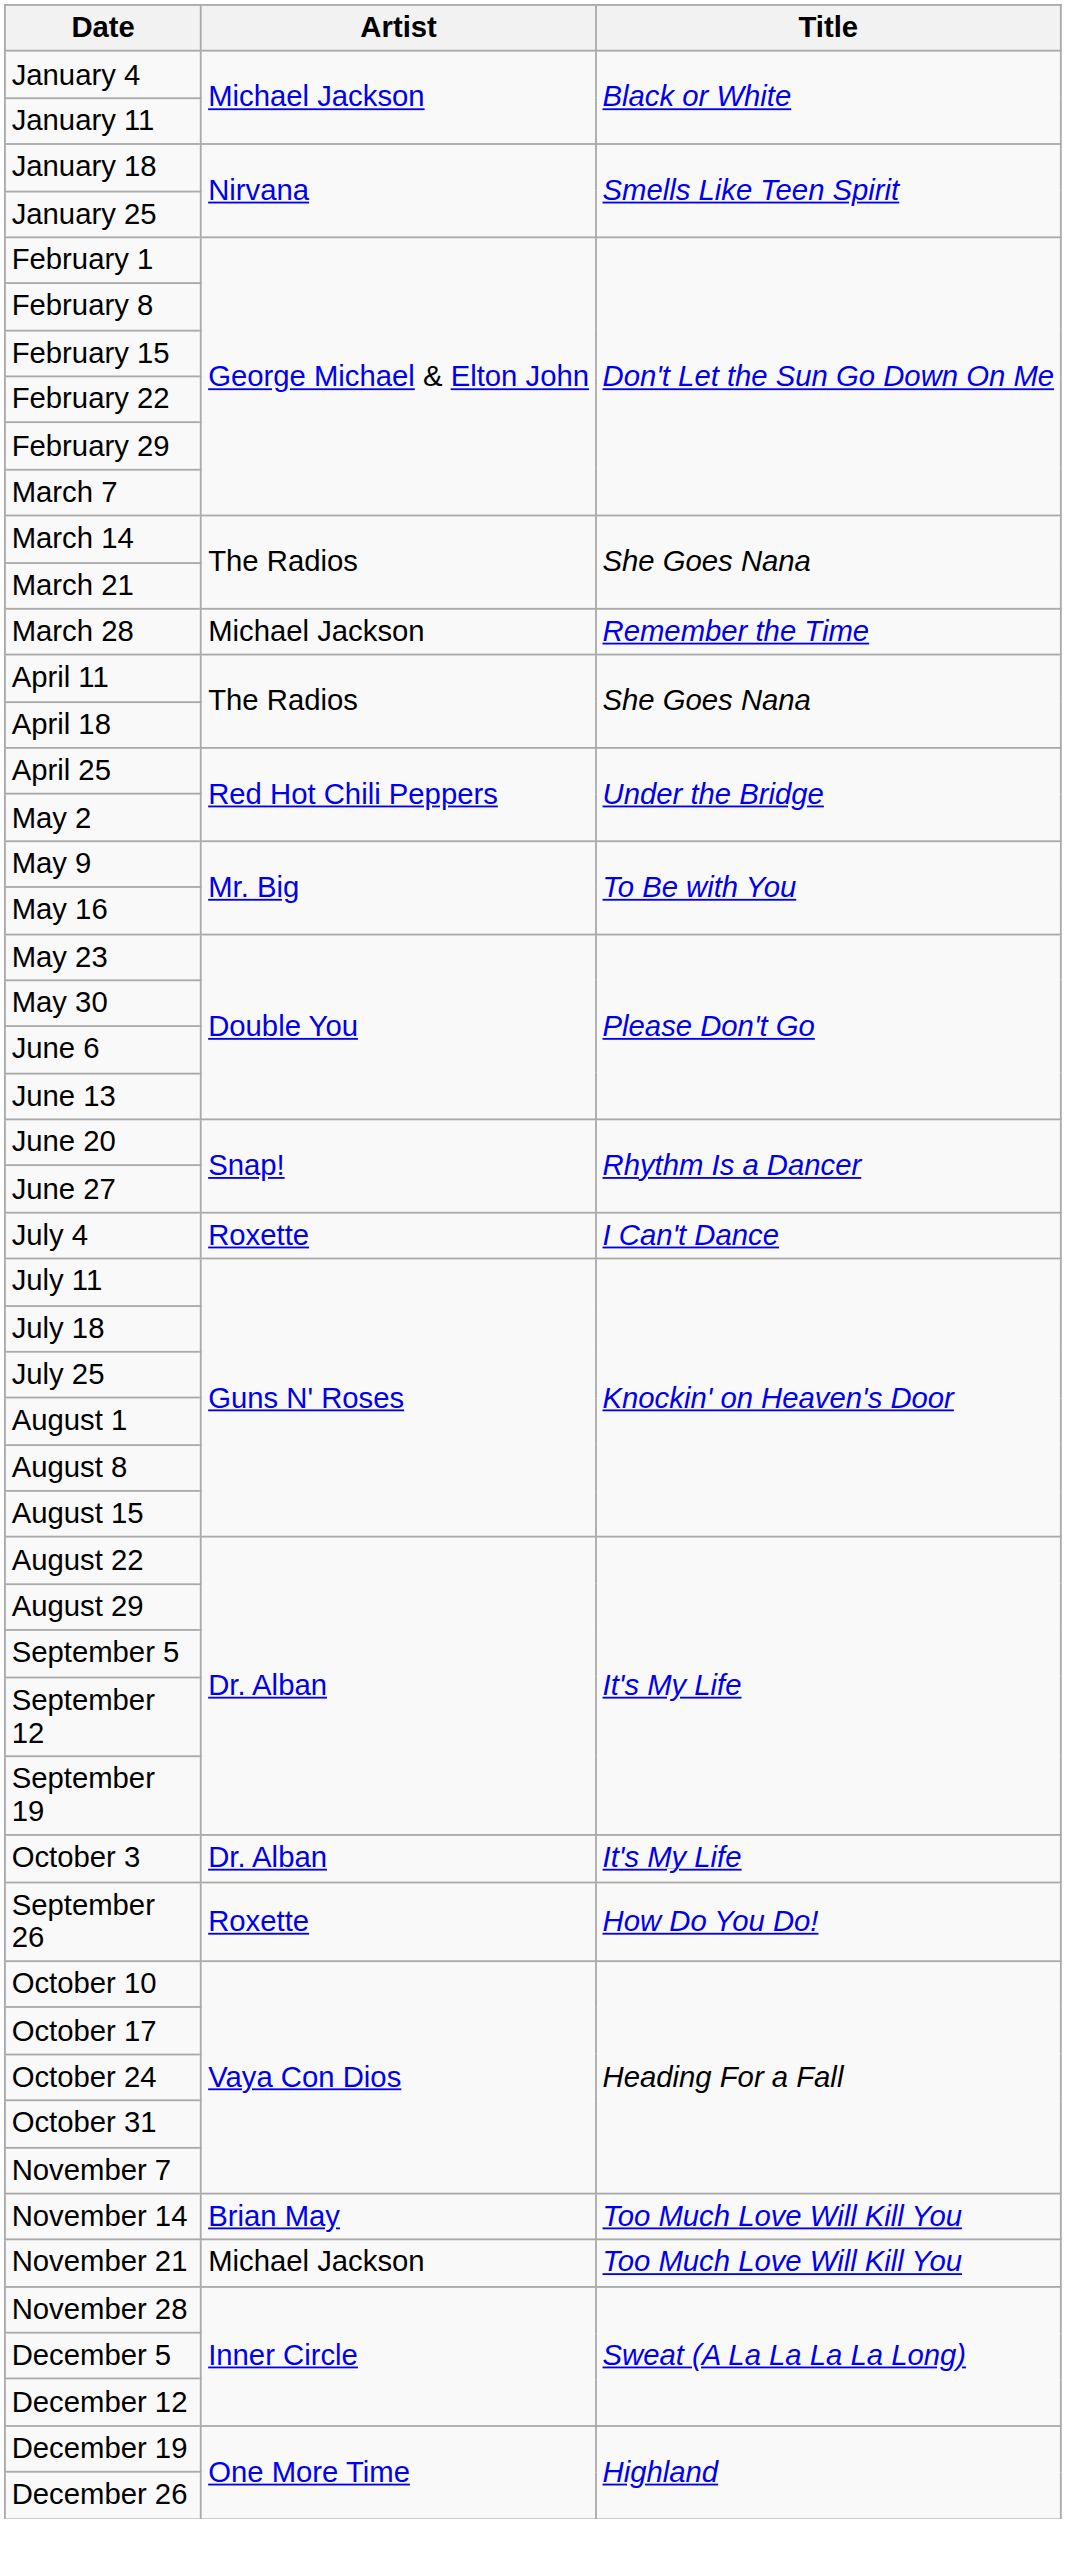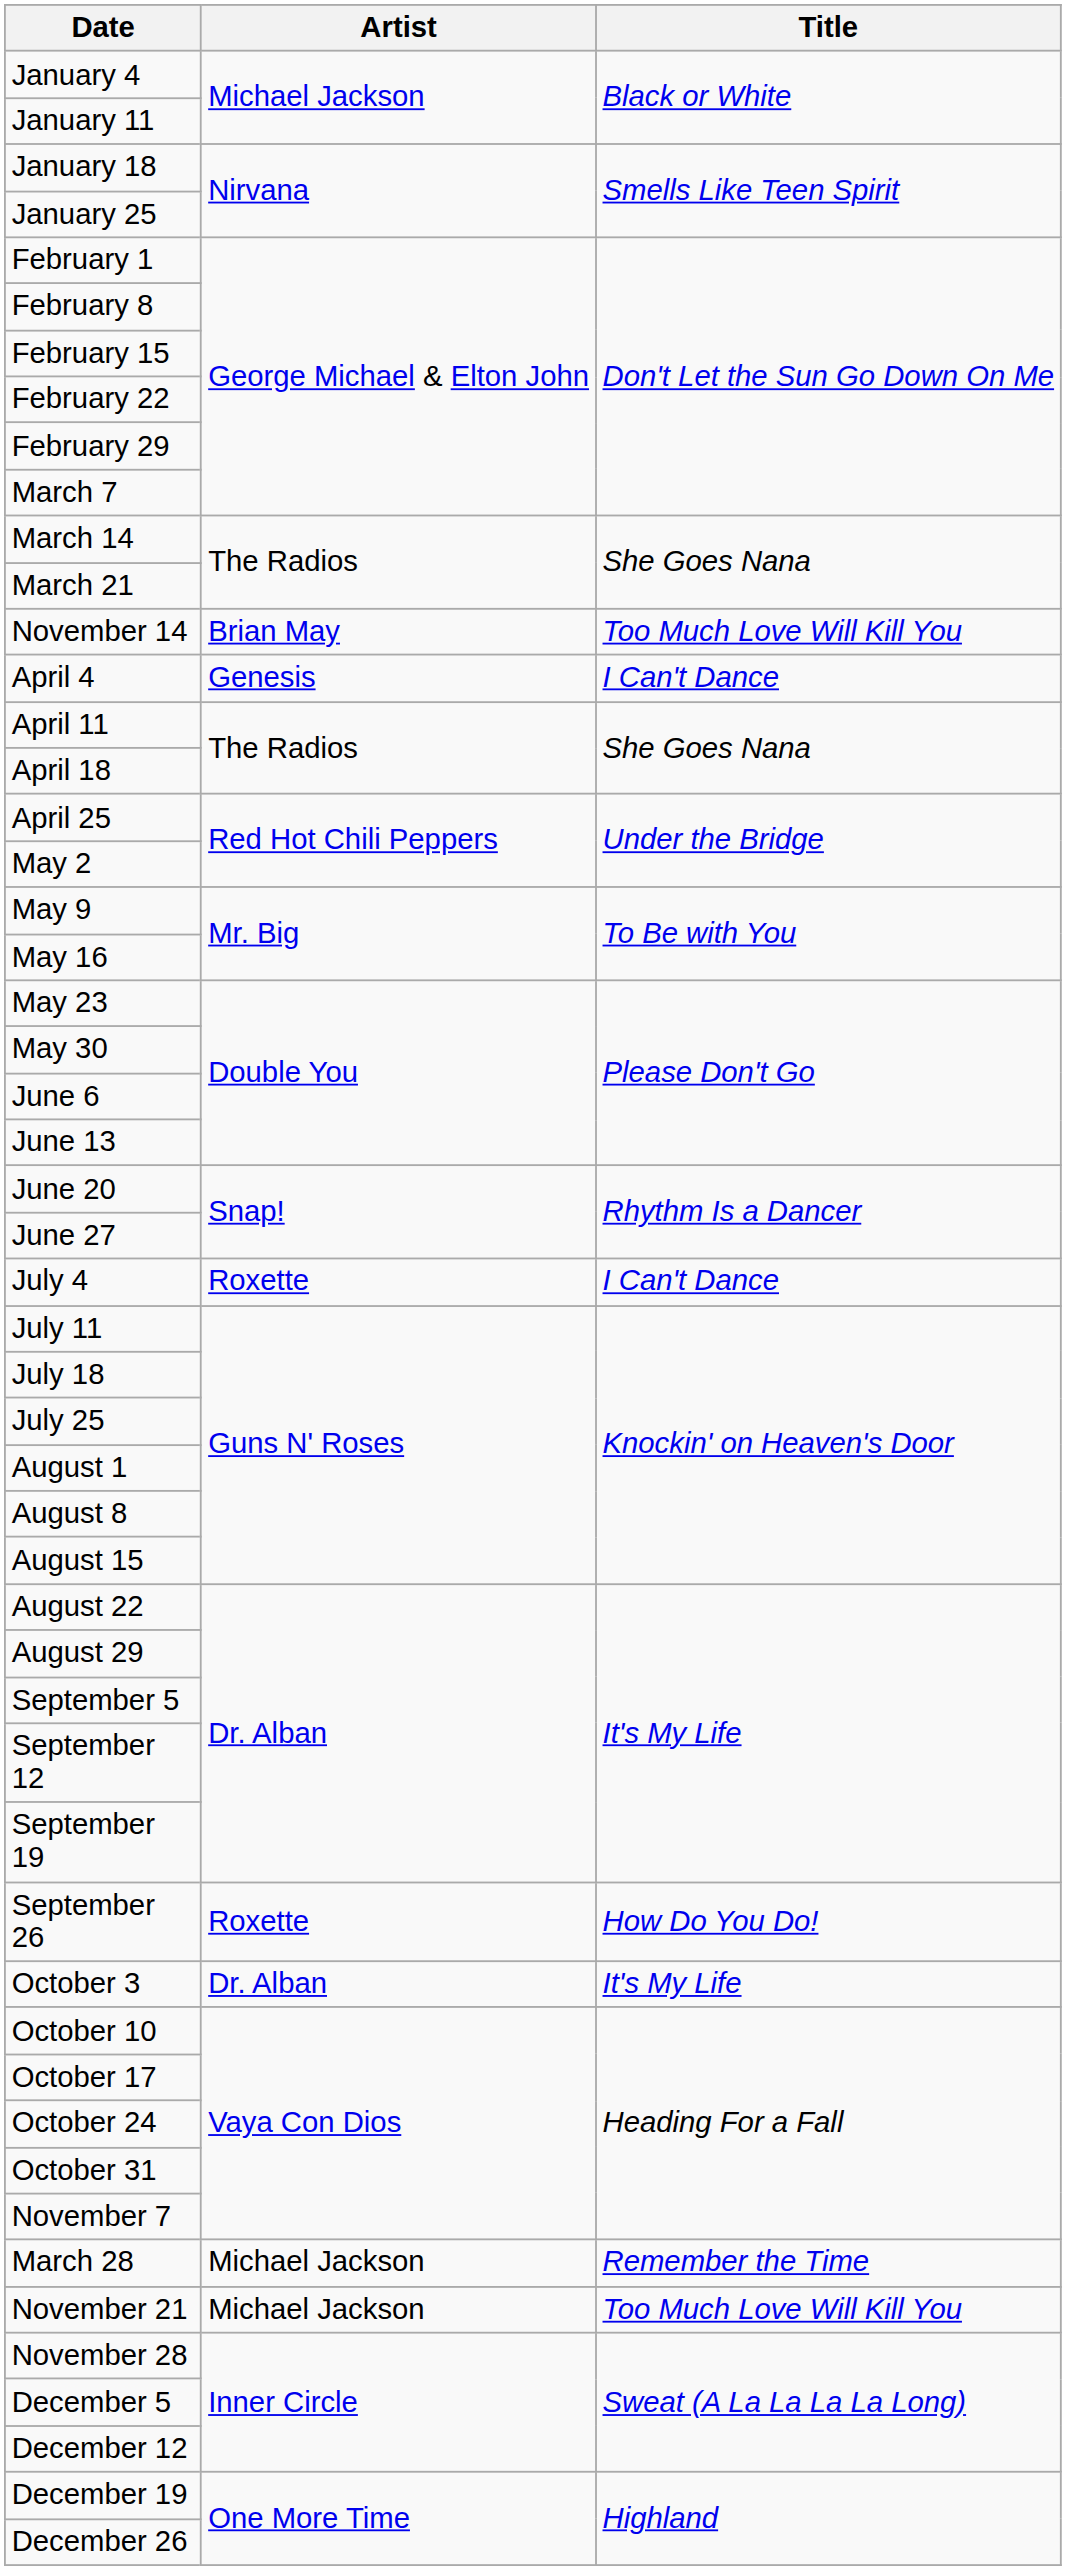rows swapped: (73, 631) <-> (100, 2216)
+ row: (53, 677)
rows swapped: (83, 1921) <-> (76, 1858)
